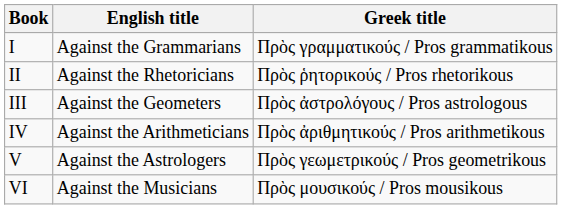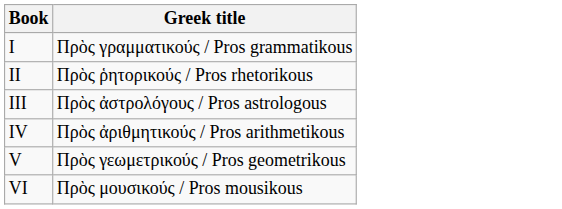- column: (153, 18)
